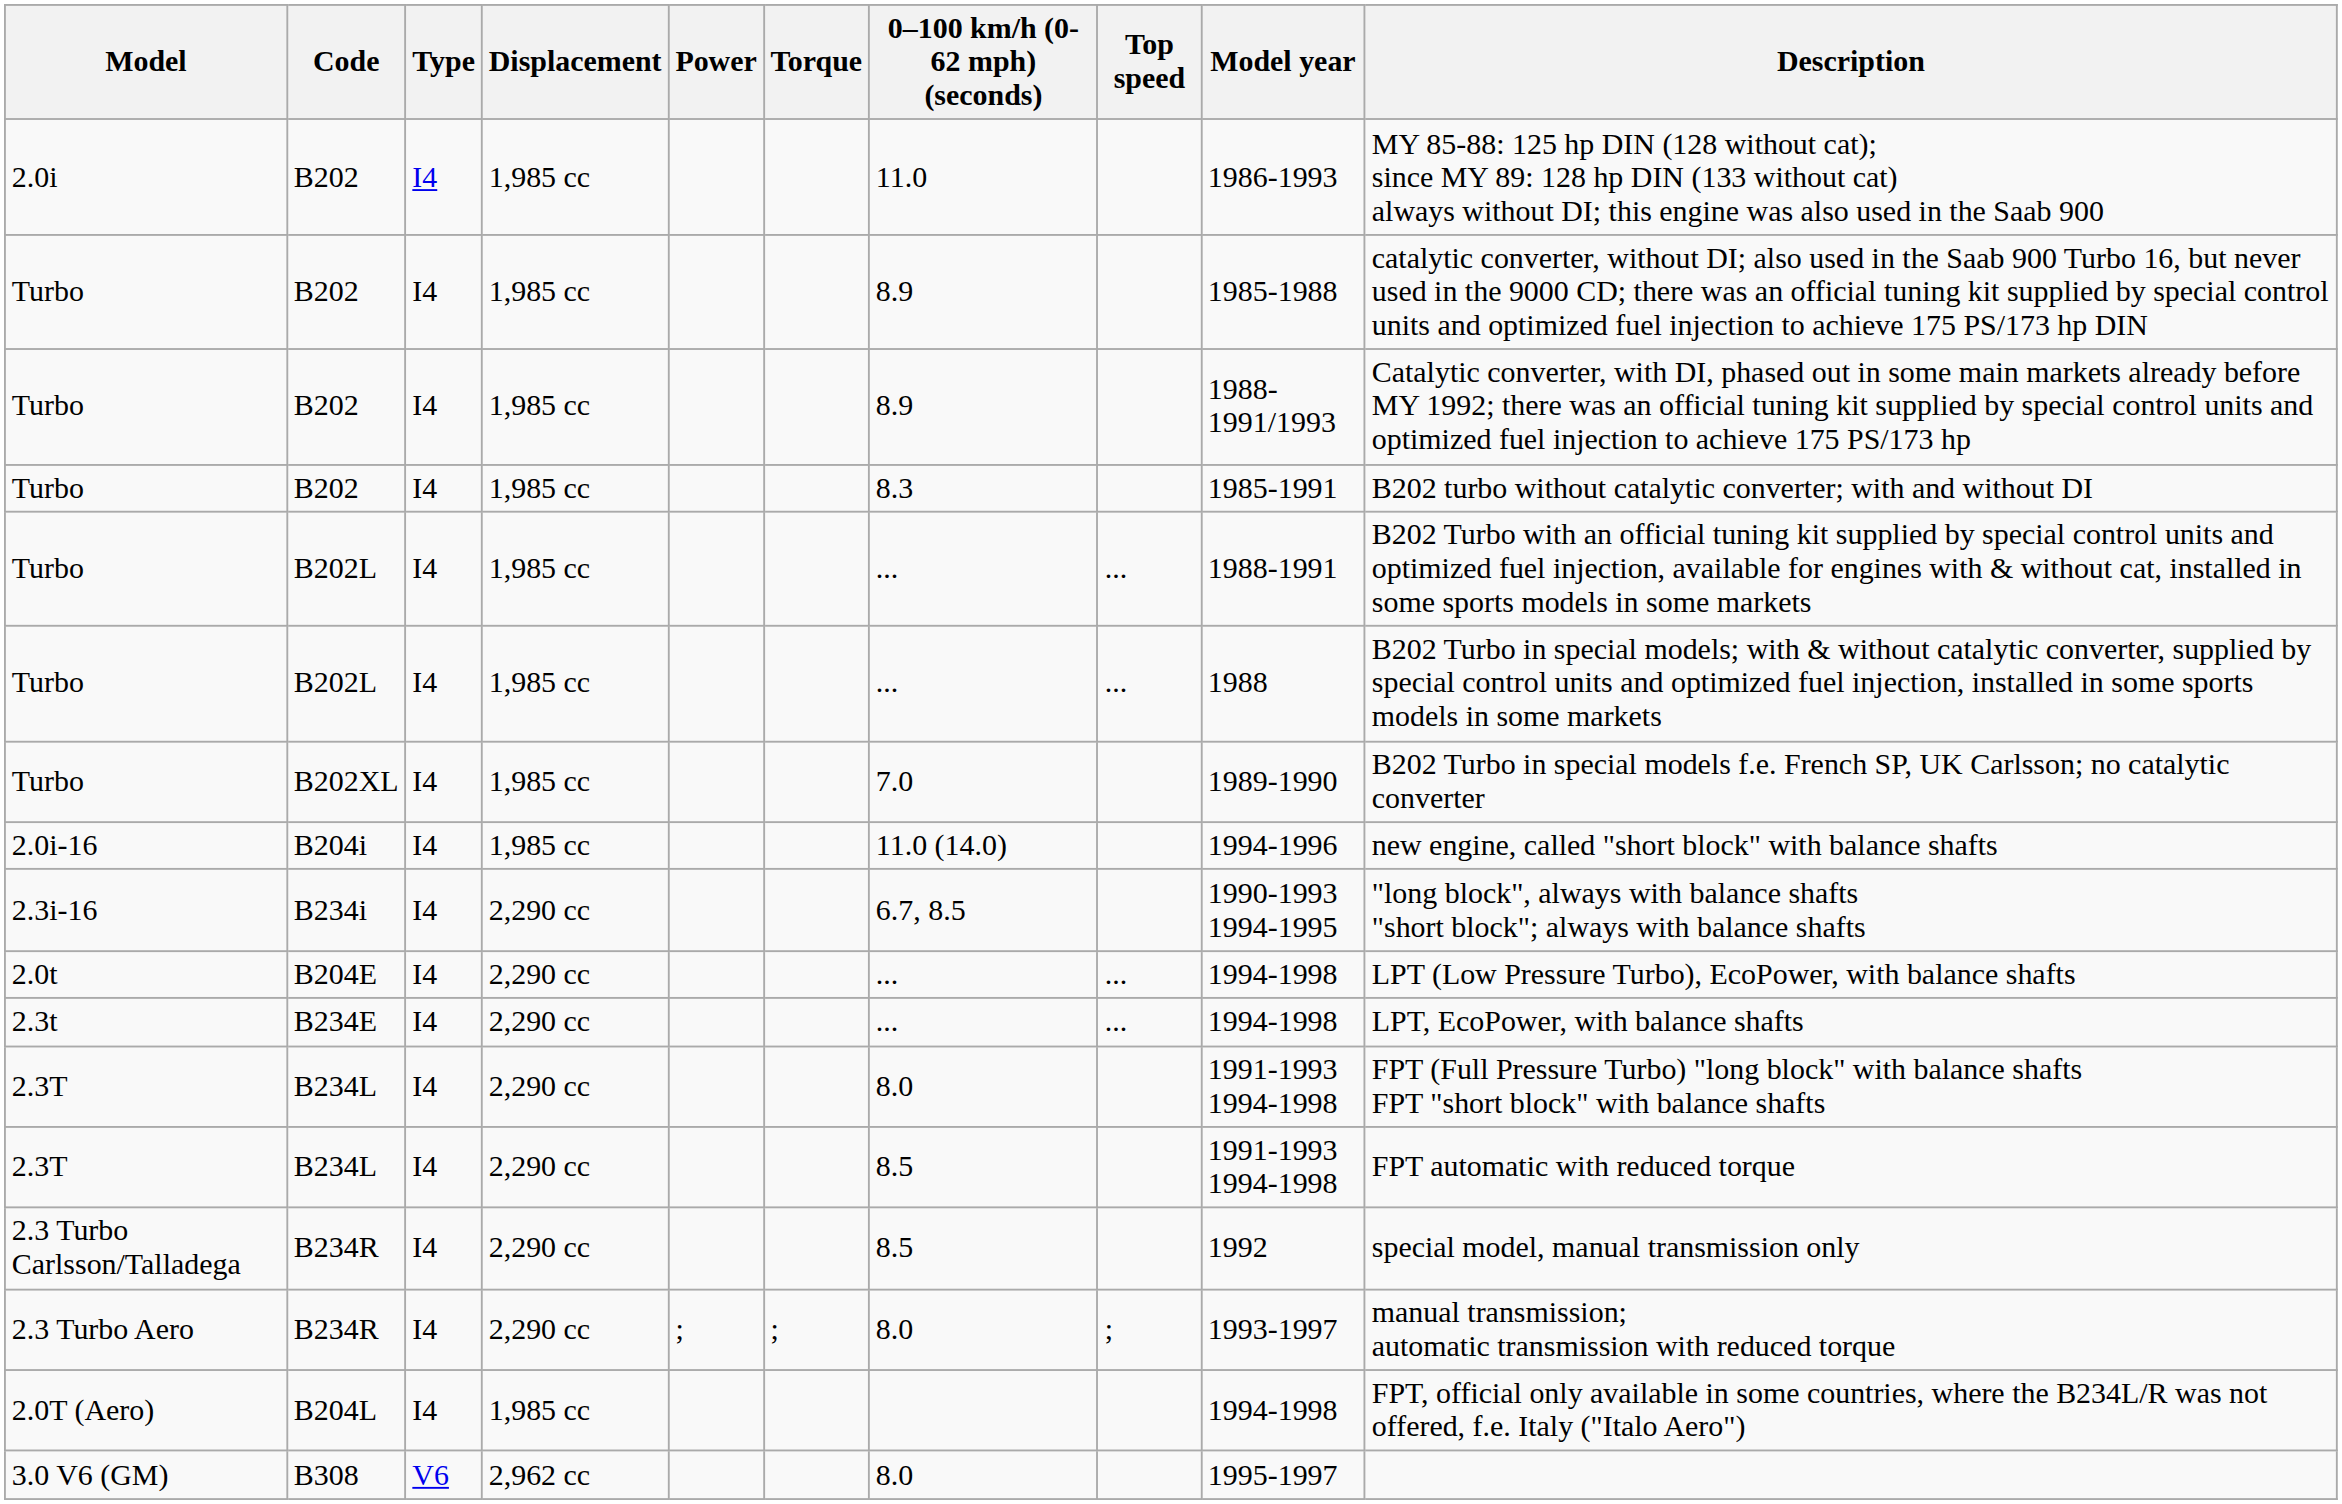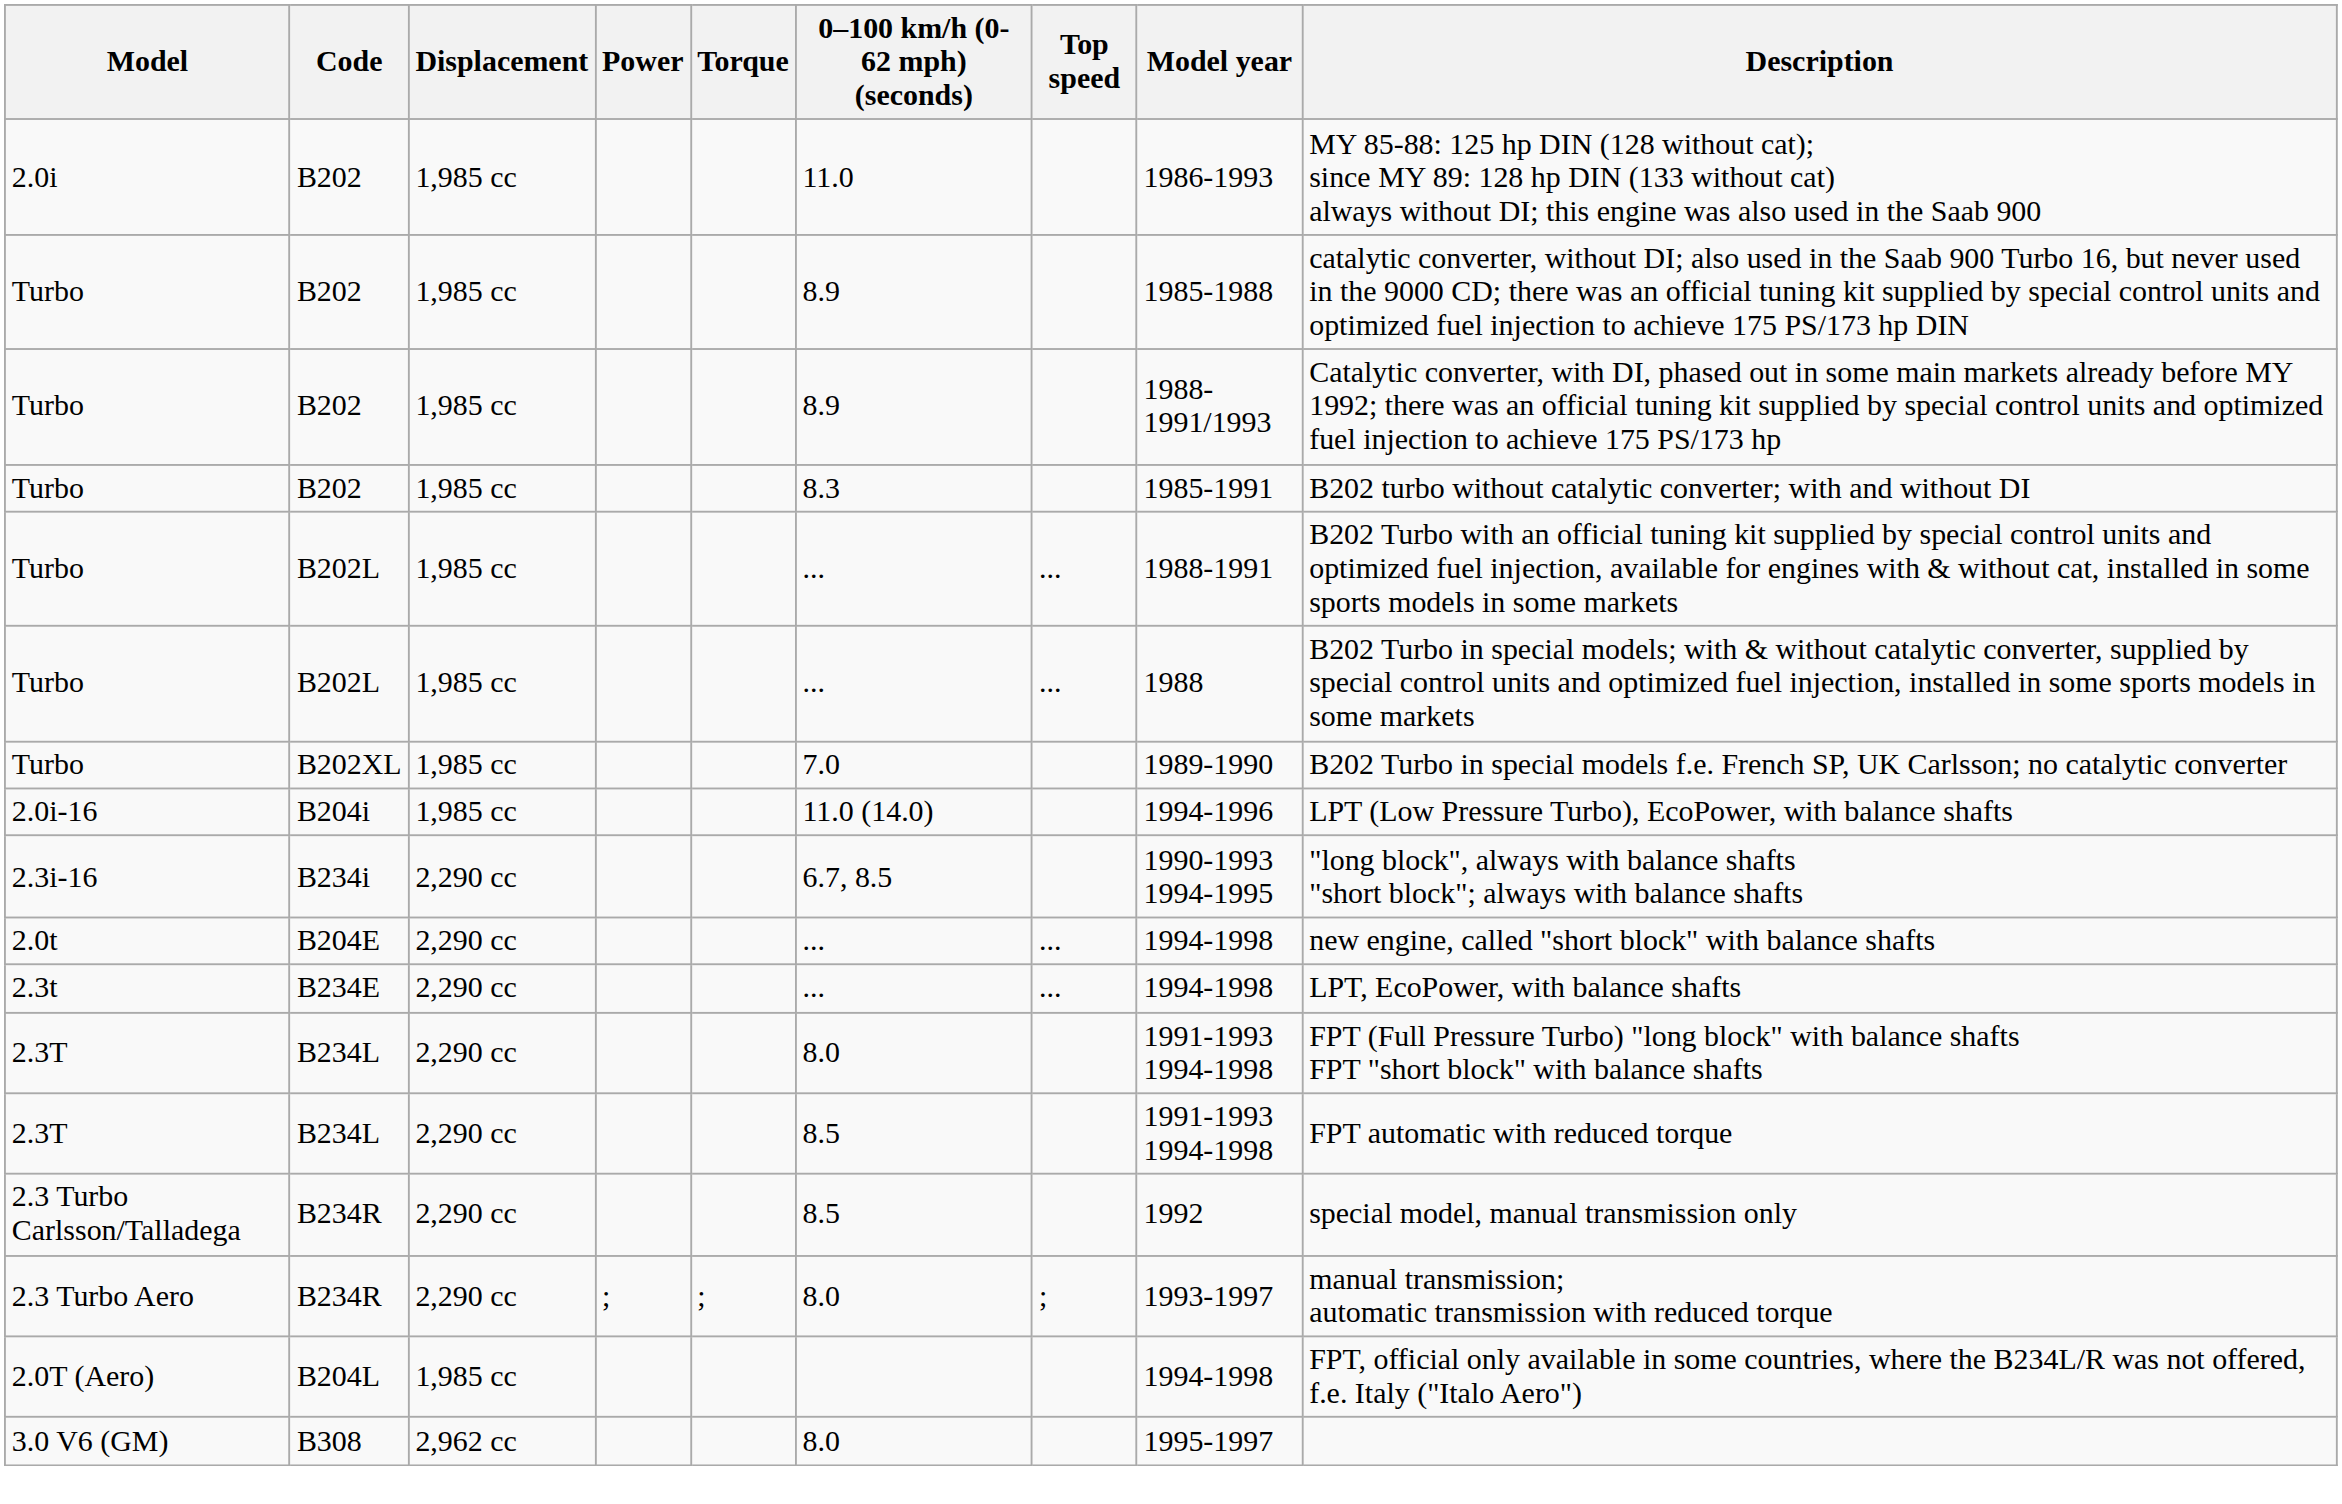- column: (444, 61)
(1685, 845) new engine, called "short block" with balance shafts -> (1661, 811) LPT (Low Pressure Turbo), EcoPower, with balance shafts
(1724, 973) LPT (Low Pressure Turbo), EcoPower, with balance shafts -> (1622, 940) new engine, called "short block" with balance shafts
